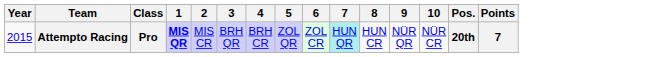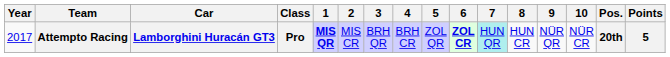+ column: (204, 13)
(20, 37) 2015 -> (20, 37) 2017
(316, 37) normal -> (463, 37) bold
(498, 37) 7 -> (646, 37) 5
